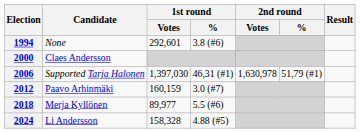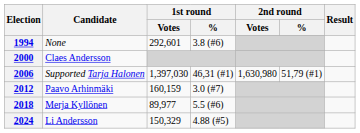(257, 74) 1,630,978 -> (257, 74) 1,630,980
(165, 120) 158,328 -> (165, 120) 150,329
